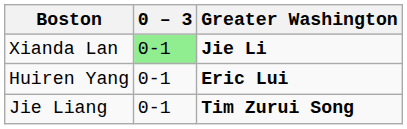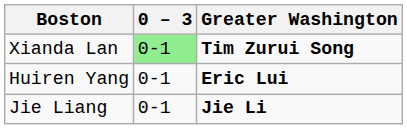(234, 49) Jie Li -> (278, 49) Tim Zurui Song
(278, 109) Tim Zurui Song -> (234, 109) Jie Li
